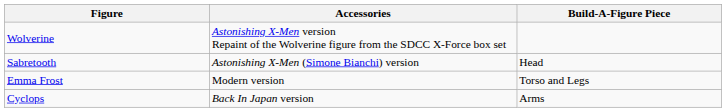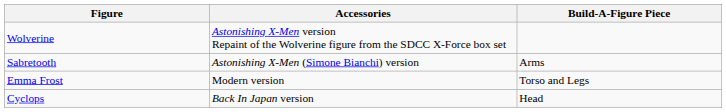(531, 62) Head -> (532, 62) Arms
(532, 98) Arms -> (531, 98) Head
